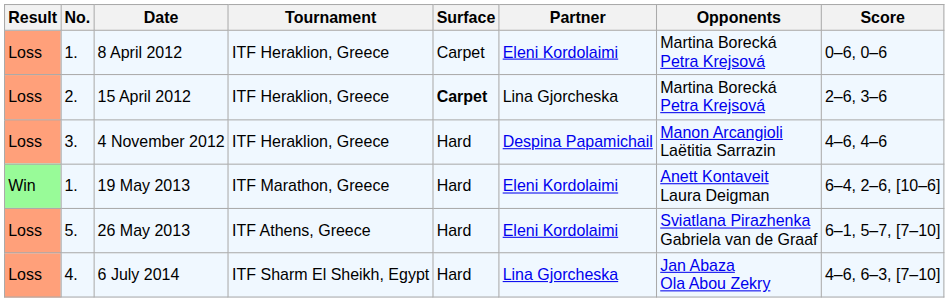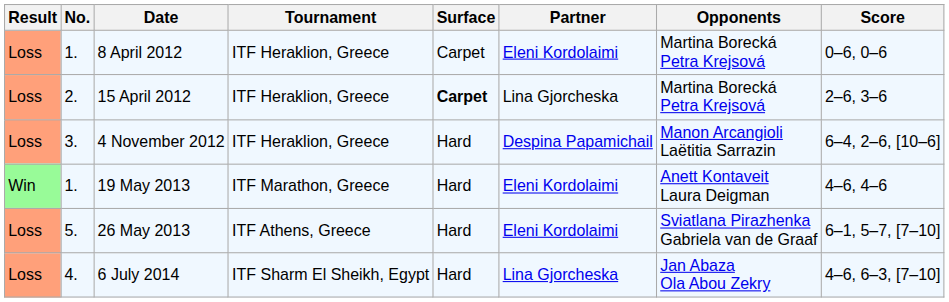(856, 141) 4–6, 4–6 -> (883, 141) 6–4, 2–6, [10–6]
(883, 185) 6–4, 2–6, [10–6] -> (856, 185) 4–6, 4–6
